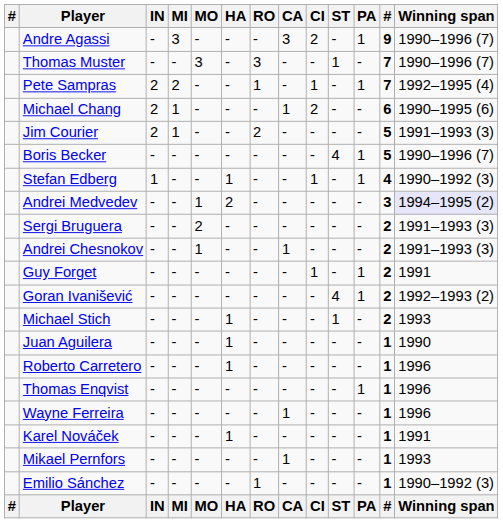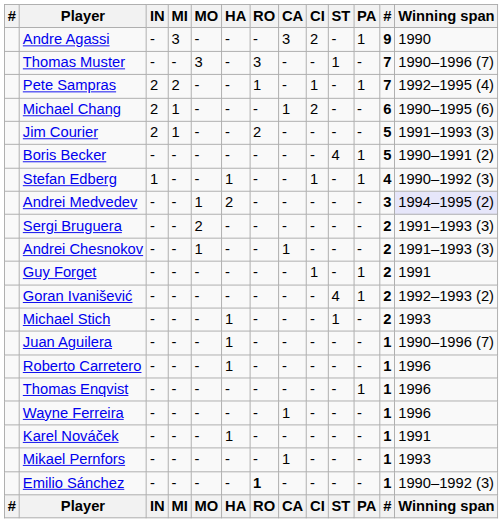(446, 39) 1990–1996 (7) -> (415, 39) 1990
(446, 156) 1990–1996 (7) -> (446, 156) 1990–1991 (2)
(415, 343) 1990 -> (446, 343) 1990–1996 (7)
(257, 483) normal -> (257, 483) bold
